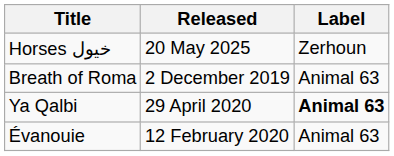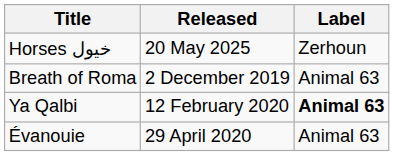(198, 106) 29 April 2020 -> (217, 106) 12 February 2020
(217, 135) 12 February 2020 -> (198, 135) 29 April 2020
